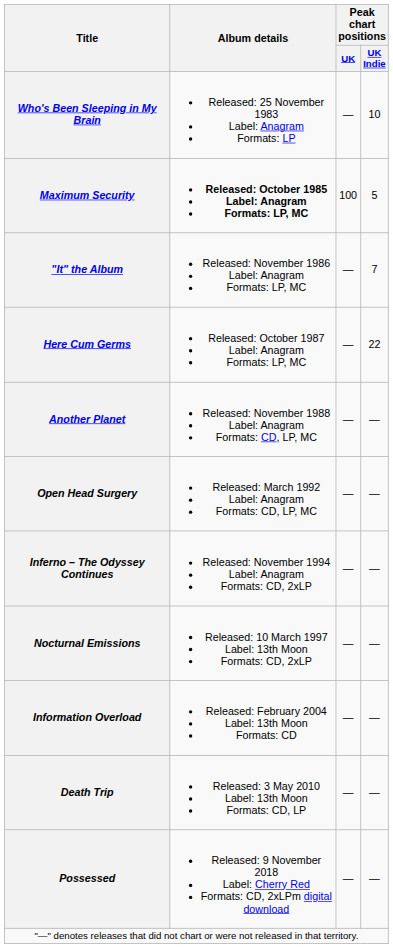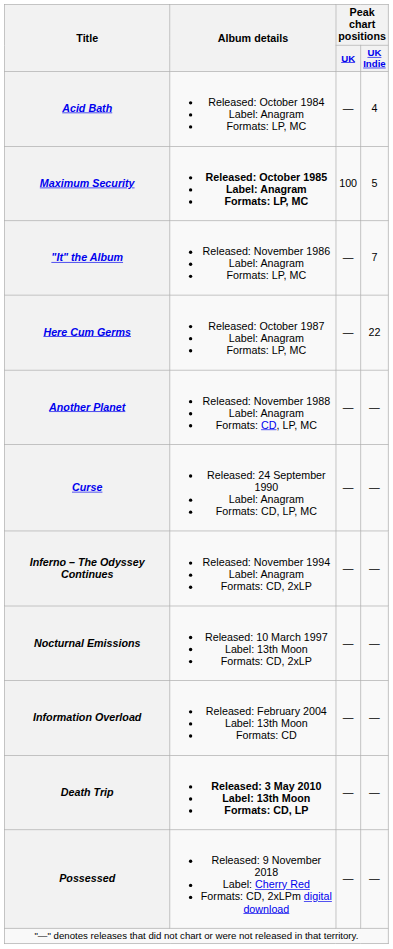- row: (87, 114)
+ row: (87, 108)
+ row: (87, 488)
- row: (87, 494)
(253, 798) normal -> (253, 798) bold
